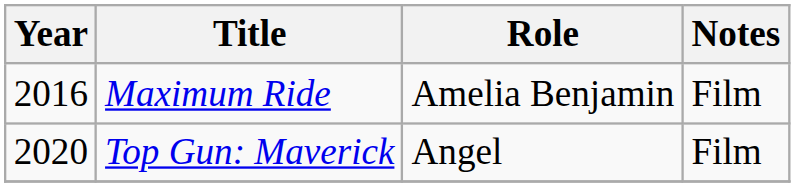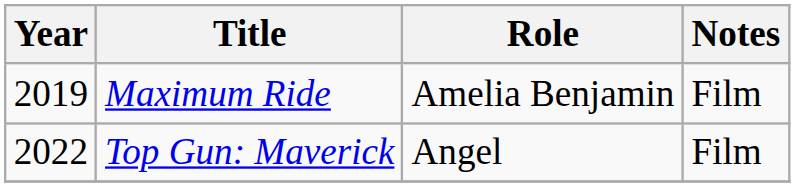(51, 92) 2016 -> (51, 92) 2019
(51, 151) 2020 -> (51, 151) 2022
